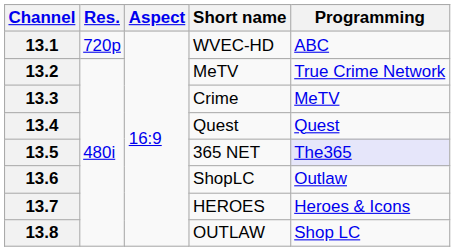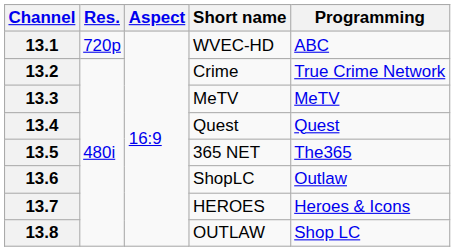(216, 71) MeTV -> (216, 71) Crime
(216, 98) Crime -> (216, 98) MeTV
(323, 152) lavender background -> (323, 152) no background
